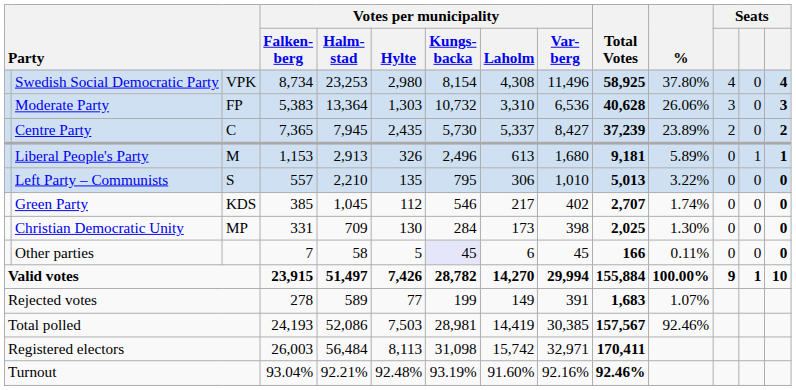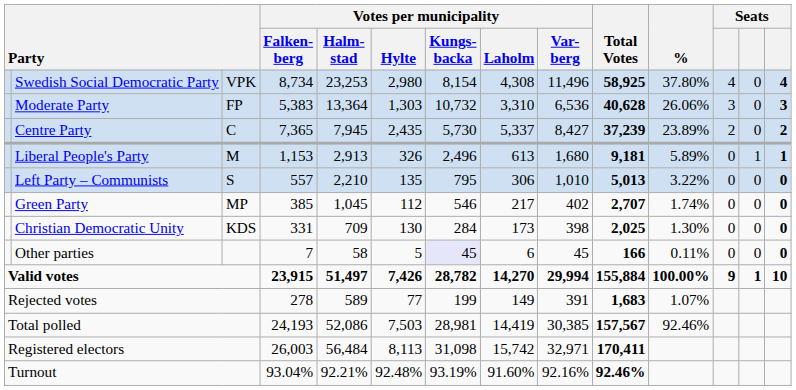(241, 204) KDS -> (237, 204) MP
(237, 228) MP -> (241, 228) KDS
